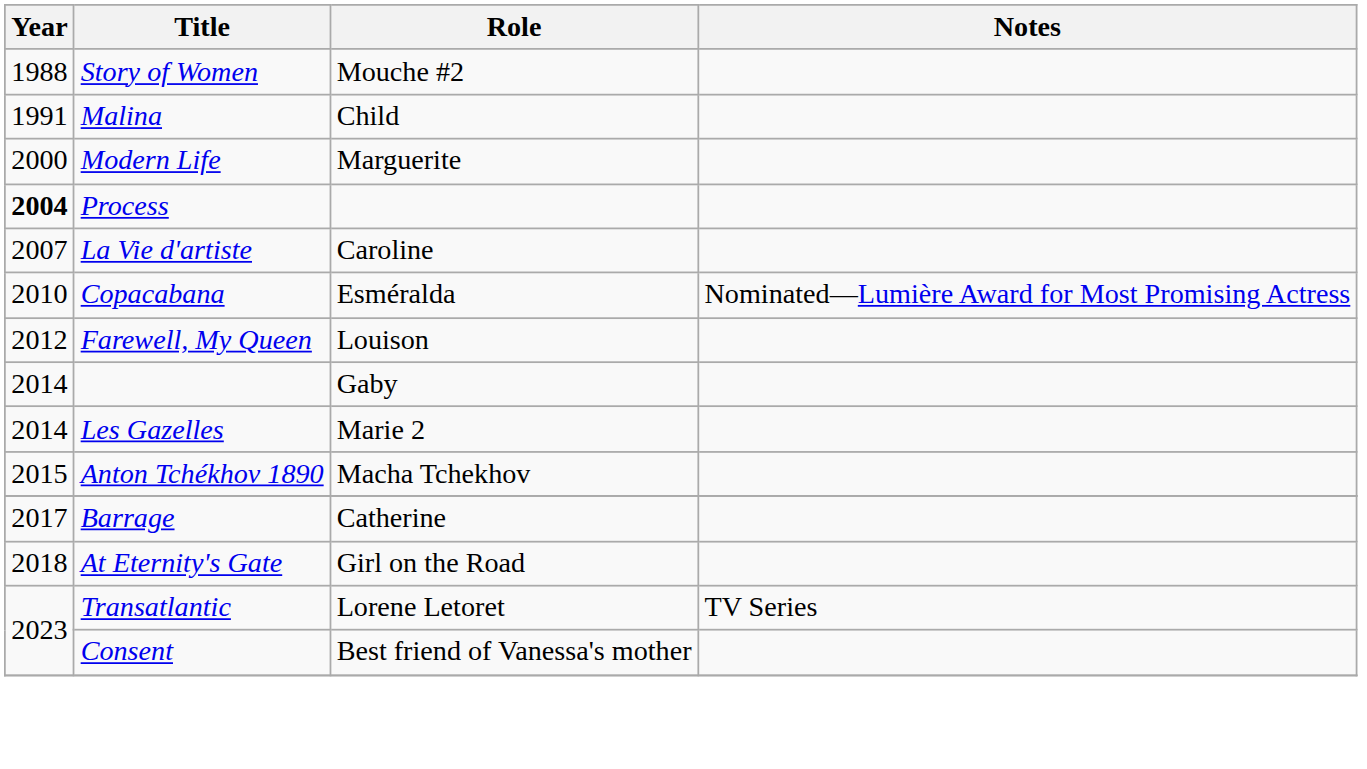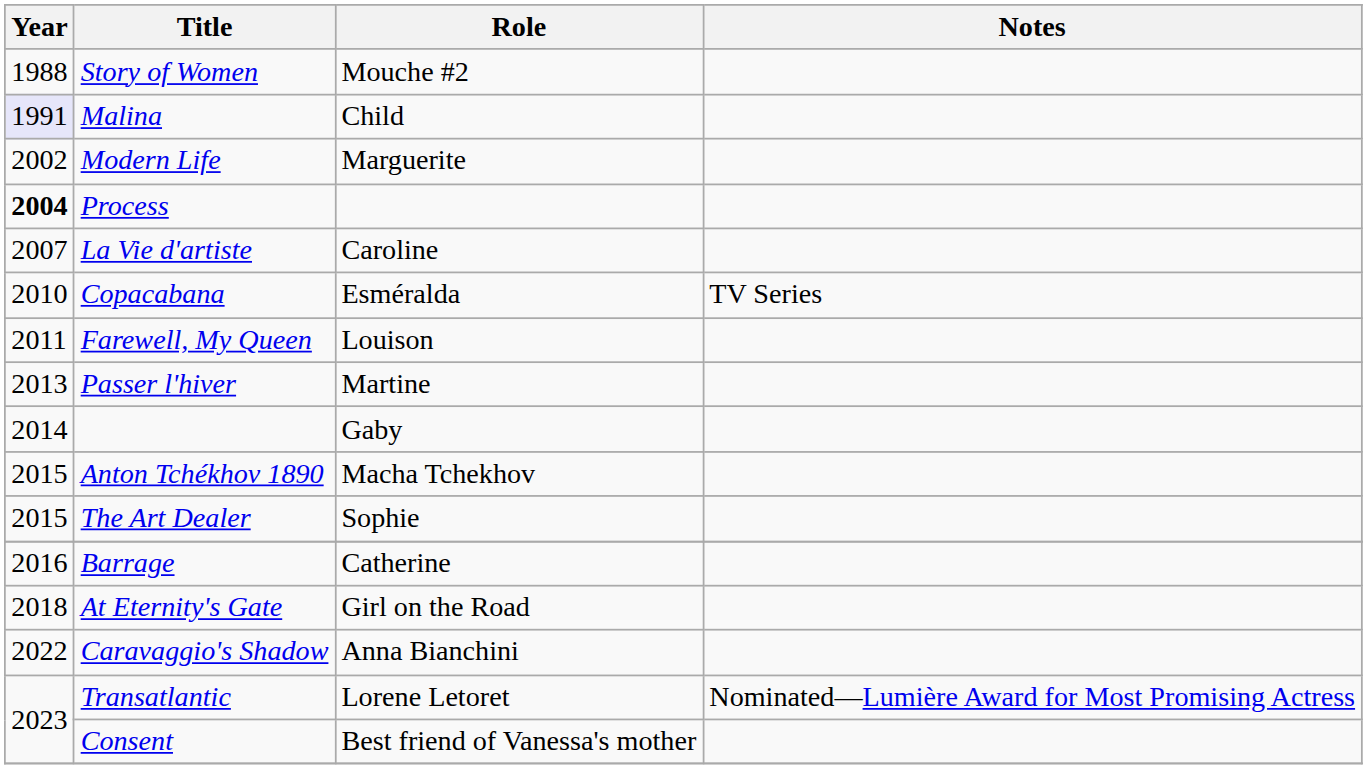(40, 116) no background -> (40, 116) lavender background
(40, 160) 2000 -> (40, 160) 2002
(1027, 294) Nominated—Lumière Award for Most Promising Actress -> (766, 294) TV Series
(40, 339) 2012 -> (39, 339) 2011
+ row: (158, 384)
- row: (152, 428)
+ row: (166, 518)
(40, 518) 2017 -> (40, 562) 2016
+ row: (205, 652)
(761, 607) TV Series -> (1032, 696) Nominated—Lumière Award for Most Promising Actress
